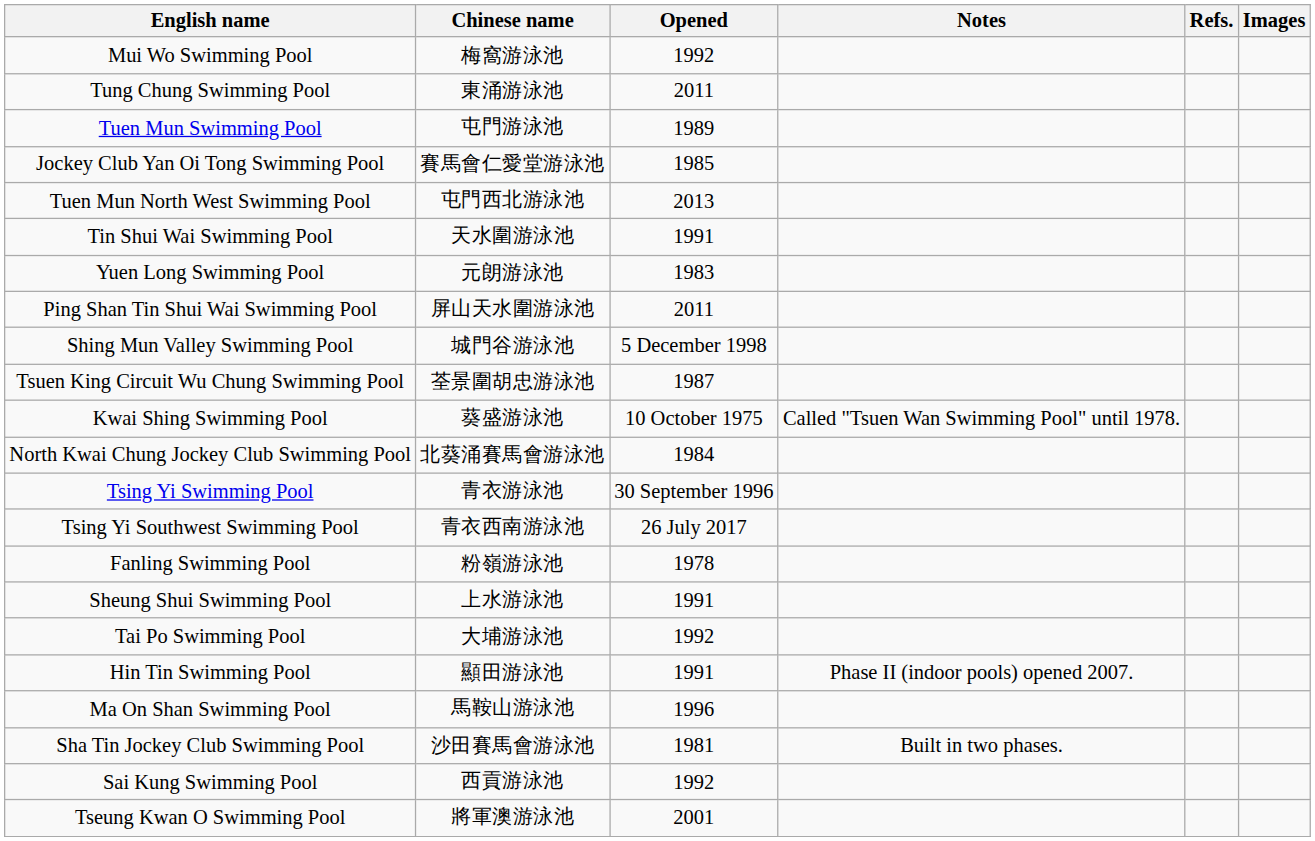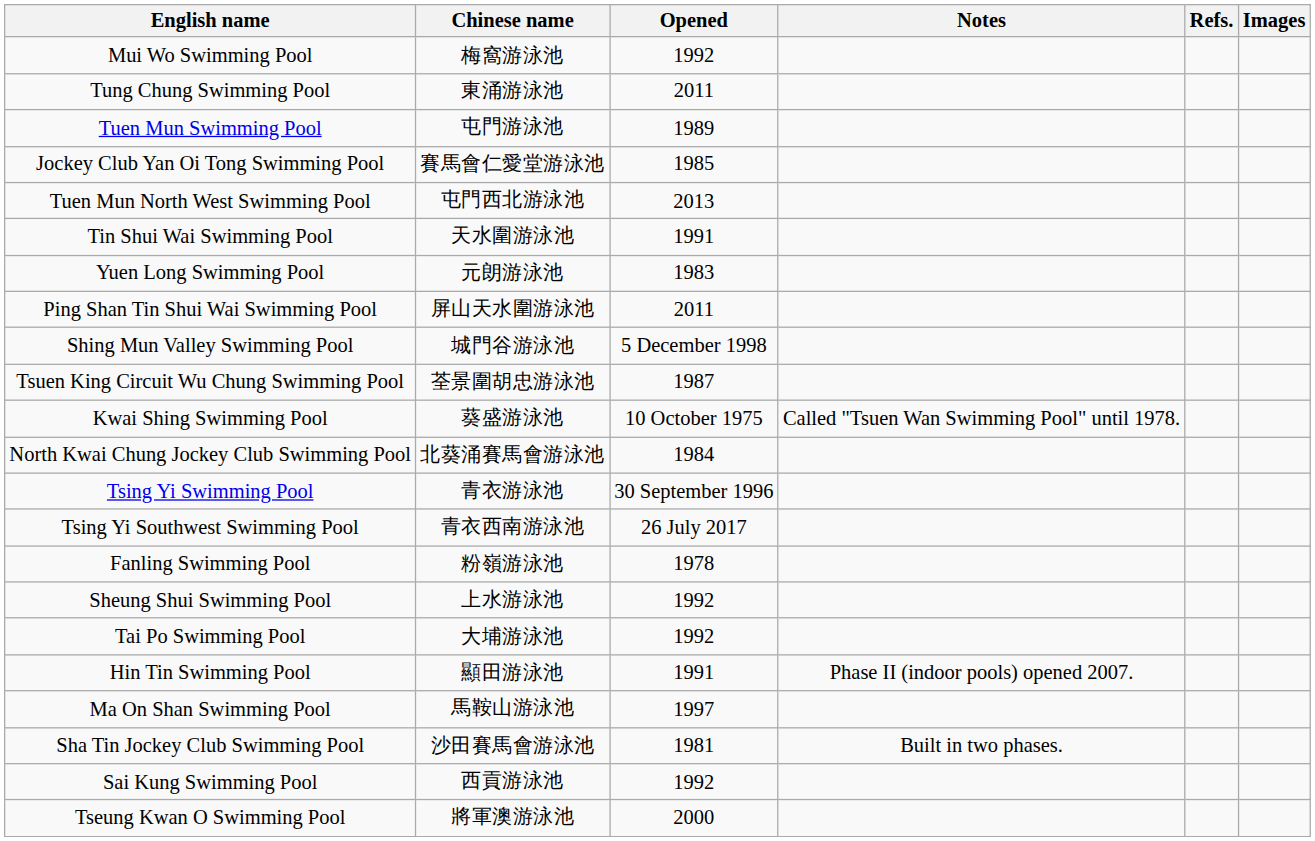(694, 599) 1991 -> (694, 599) 1992
(694, 708) 1996 -> (694, 708) 1997
(694, 817) 2001 -> (694, 817) 2000
